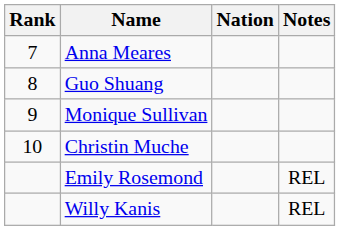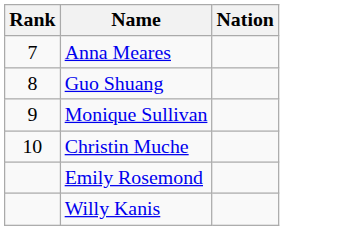- column: (307, 20)
